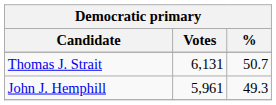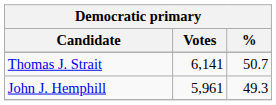(207, 64) 6,131 -> (207, 64) 6,141
